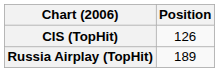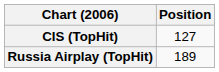(185, 36) 126 -> (185, 36) 127
